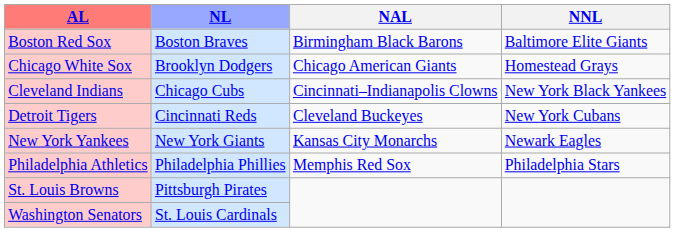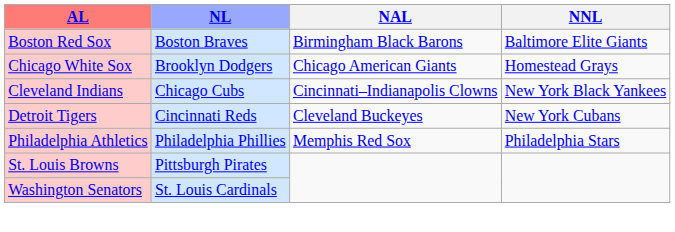- row: (68, 140)
